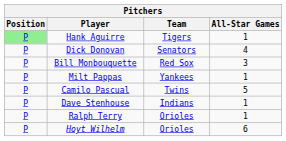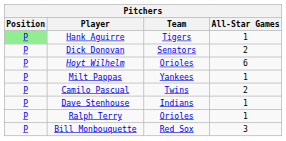(246, 50) 4 -> (246, 50) 2
rows swapped: (95, 63) <-> (95, 129)
(246, 90) 5 -> (246, 90) 2
